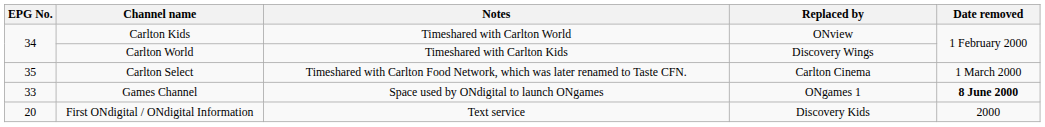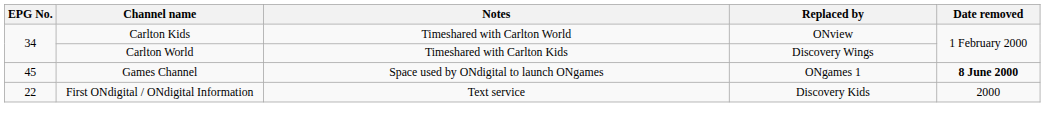- row: (160, 73)
(30, 92) 33 -> (30, 73) 45
(30, 112) 20 -> (30, 92) 22
